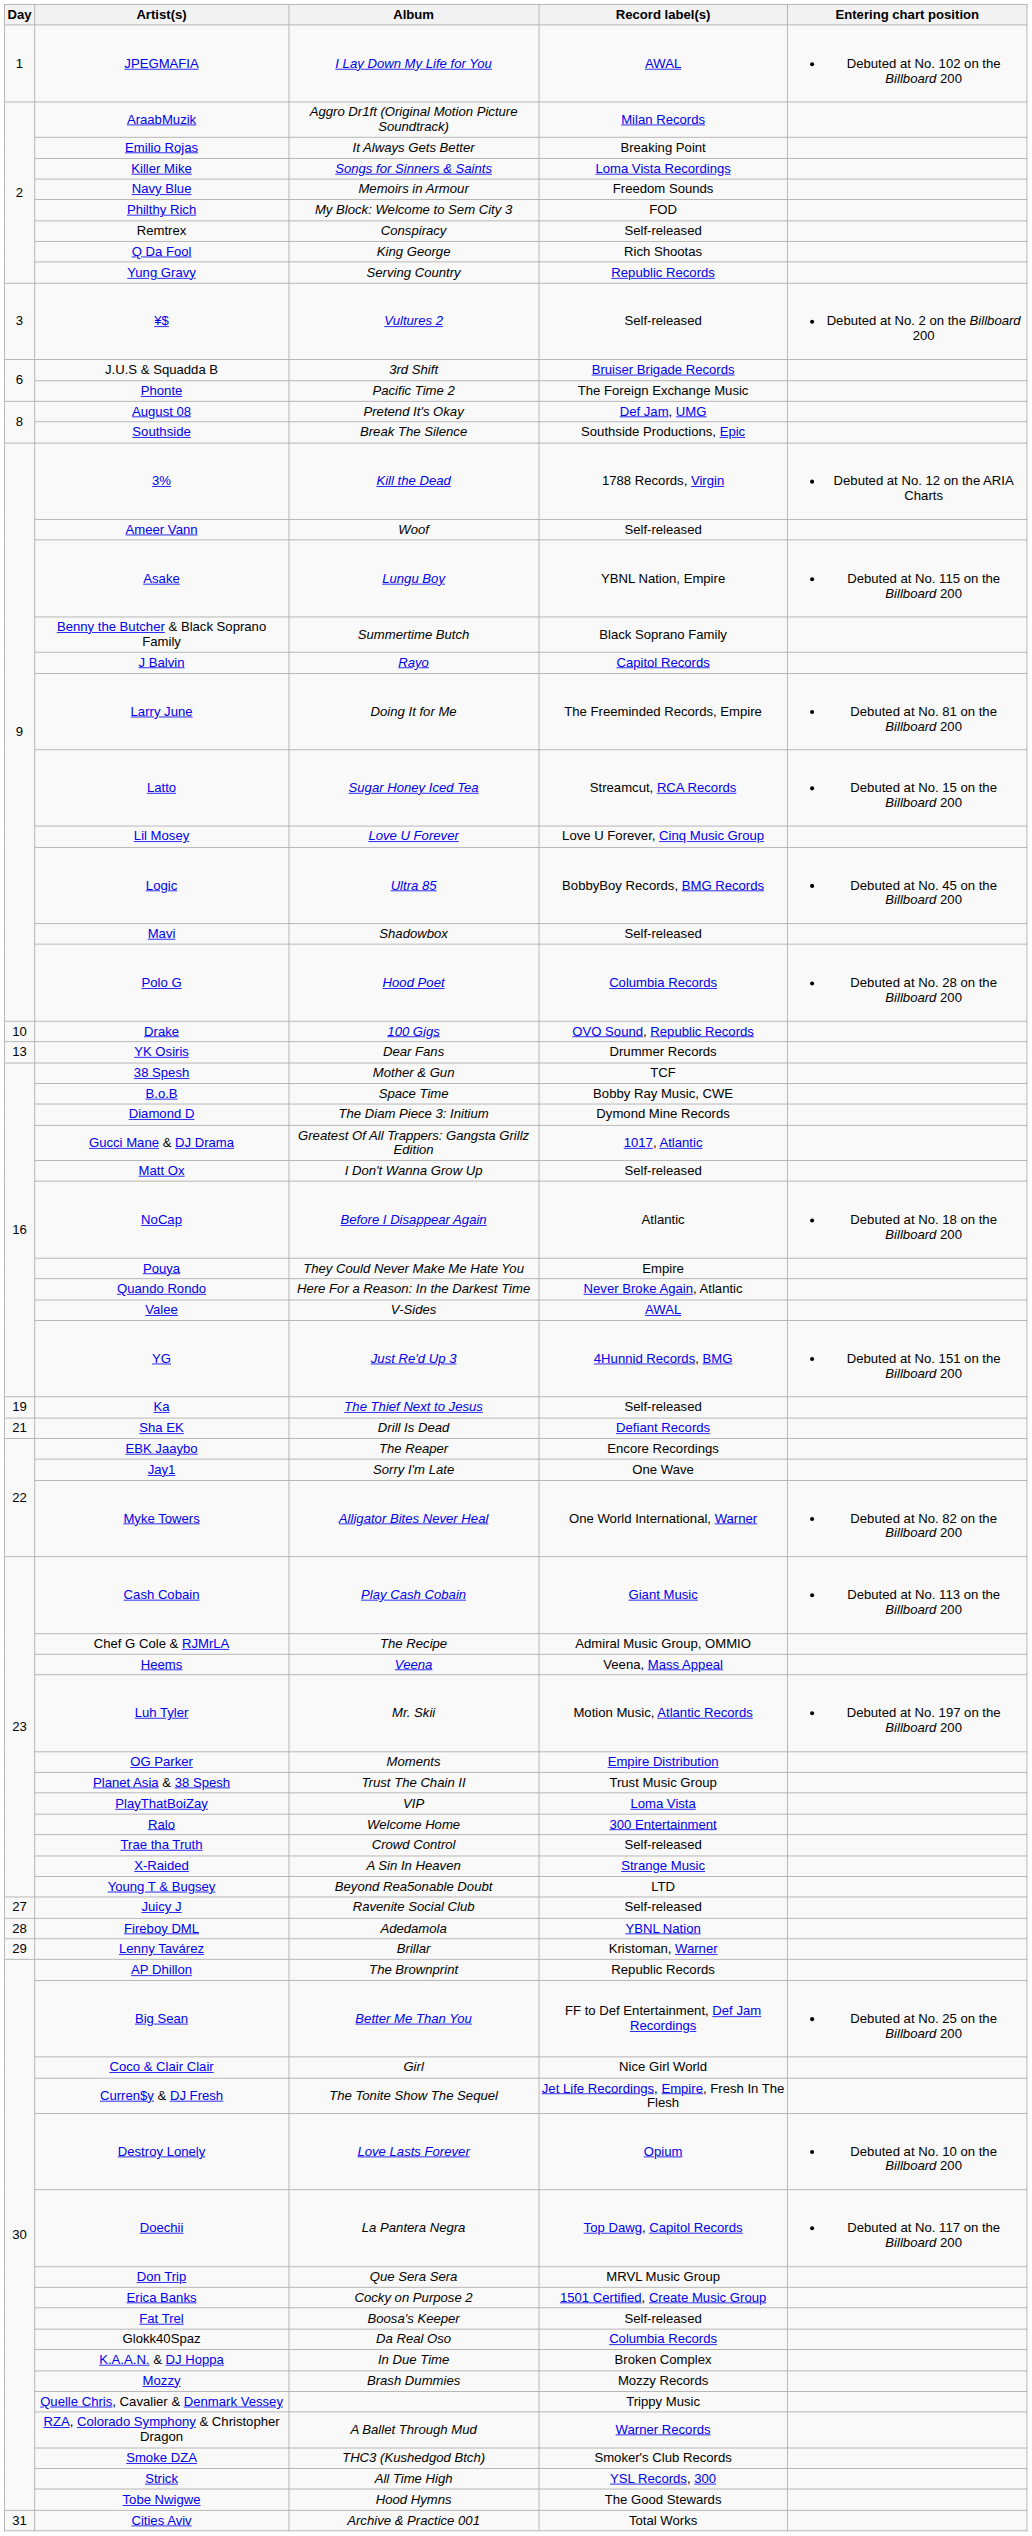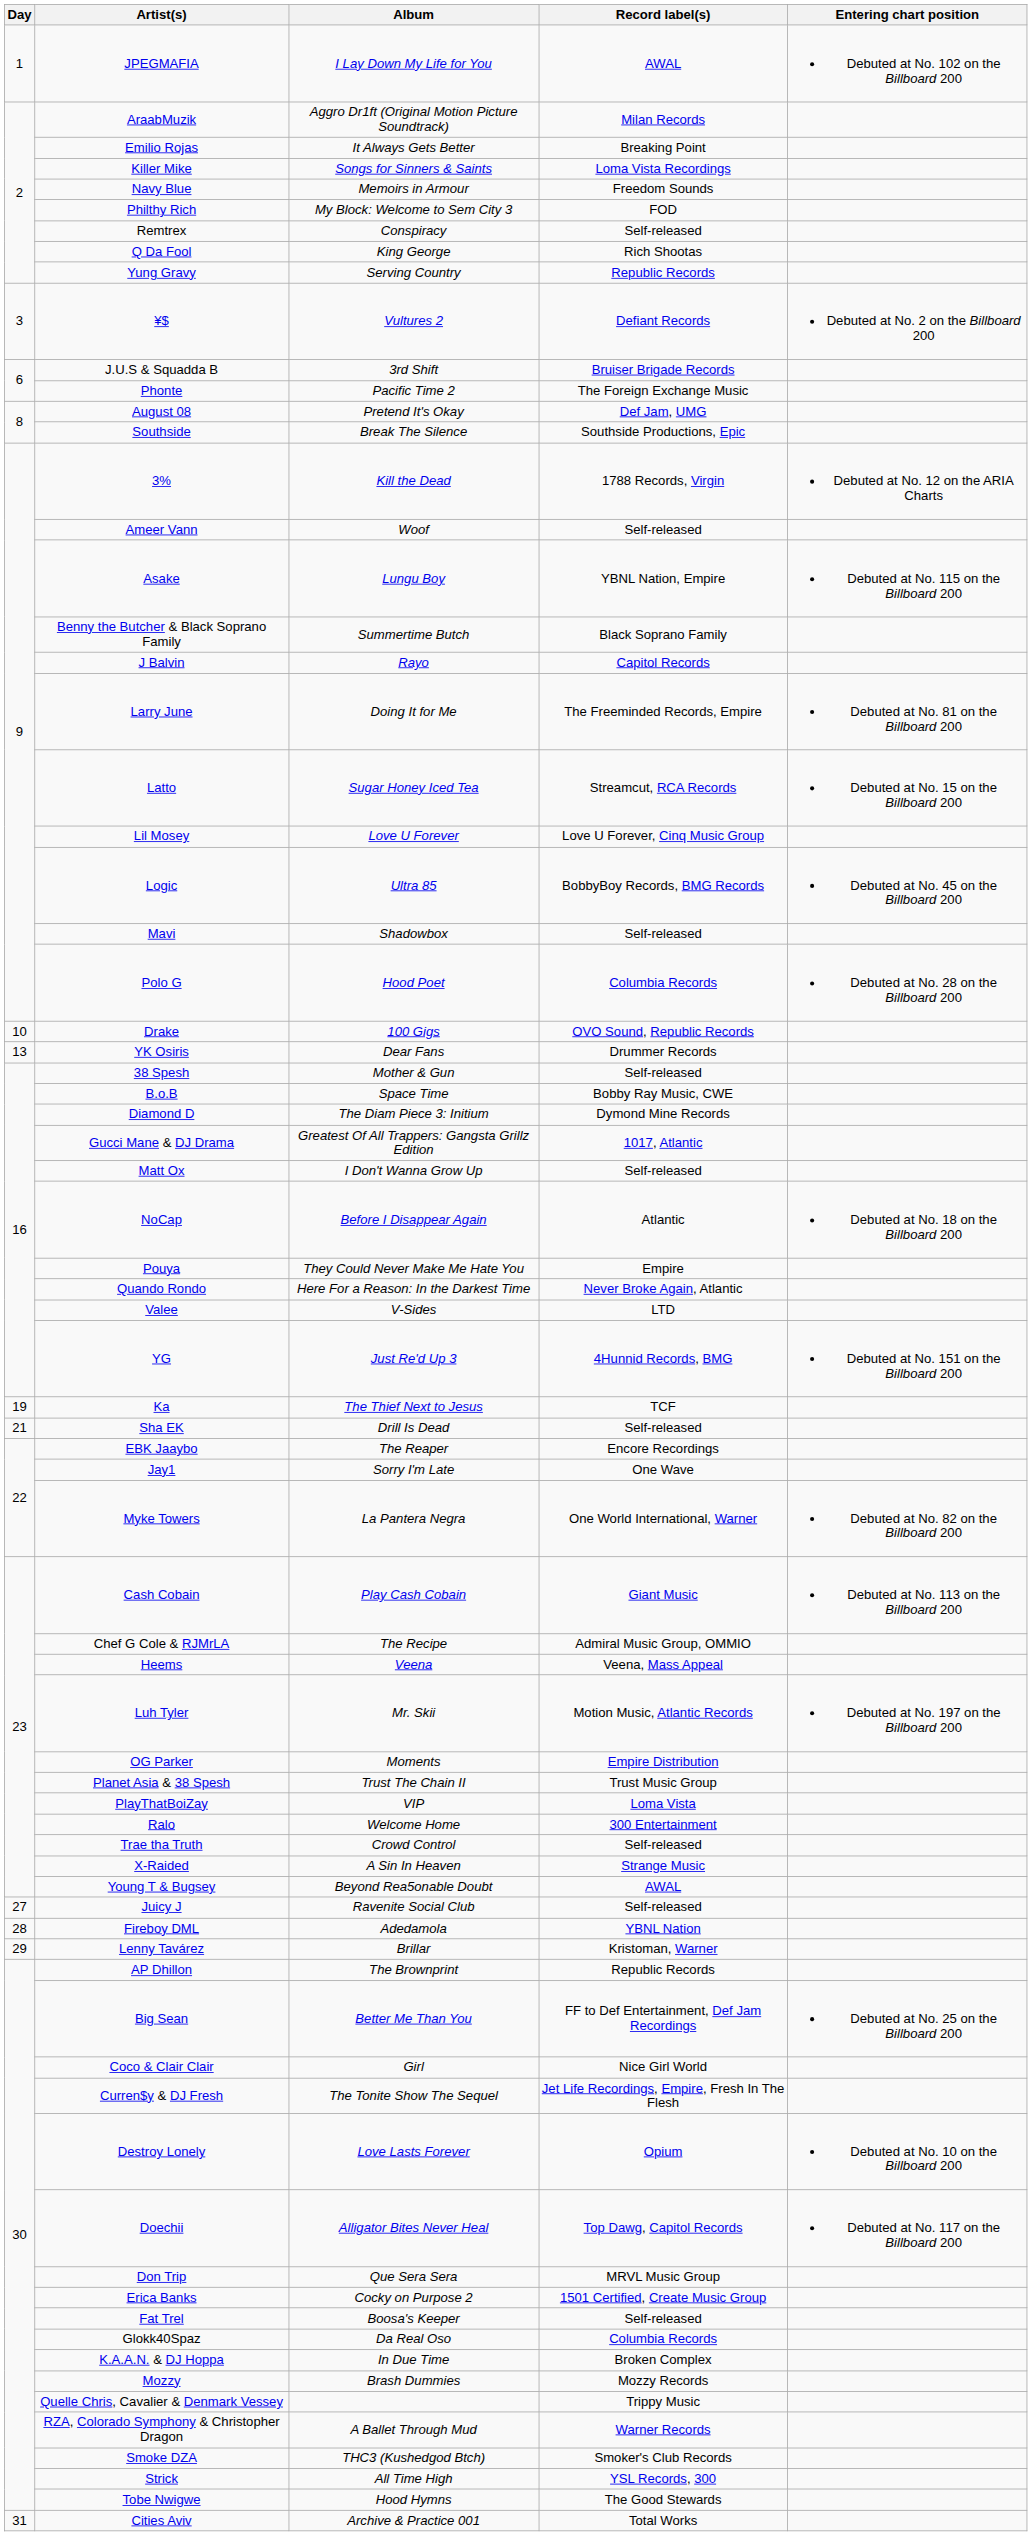(663, 321) Self-released -> (663, 321) Defiant Records
(663, 1073) TCF -> (663, 1073) Self-released
(663, 1310) AWAL -> (663, 1310) LTD
(663, 1407) Self-released -> (663, 1407) TCF
(663, 1428) Defiant Records -> (663, 1428) Self-released
(414, 1518) Alligator Bites Never Heal -> (414, 1518) La Pantera Negra
(663, 1886) LTD -> (663, 1886) AWAL
(414, 2228) La Pantera Negra -> (414, 2228) Alligator Bites Never Heal
